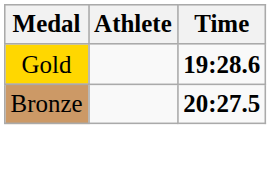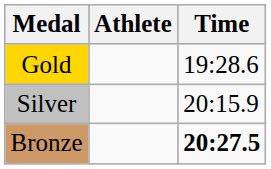(222, 63) bold -> (221, 63) normal
+ row: (47, 103)
